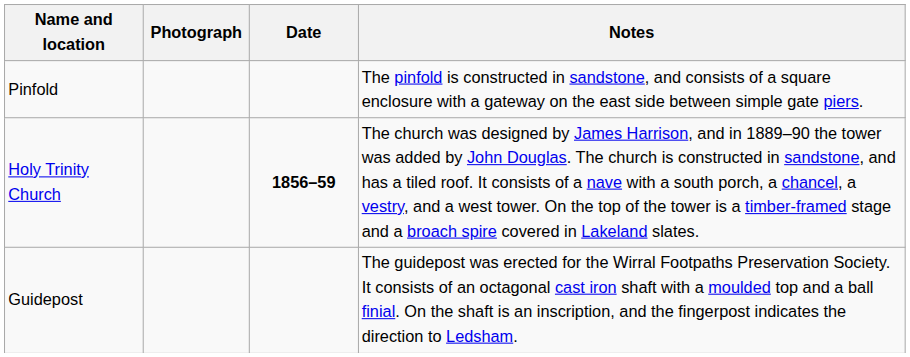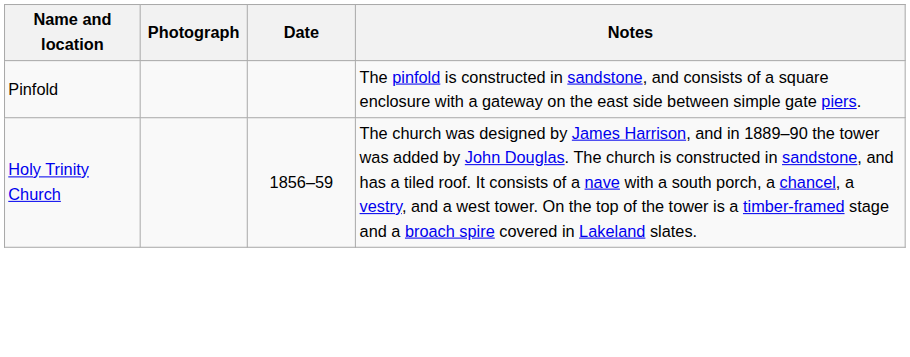(304, 182) bold -> (301, 182) normal
- row: (45, 300)
